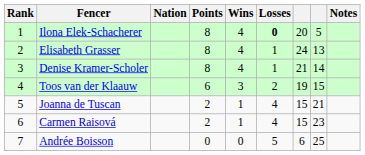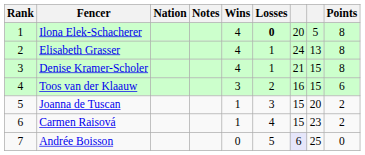columns swapped: (207, 13) <-> (343, 13)
(319, 68) 14 -> (315, 68) 15
(302, 86) 19 -> (299, 86) 16
(275, 104) 4 -> (272, 104) 3
(319, 104) 21 -> (315, 104) 20
(302, 141) no background -> (299, 141) lavender background
